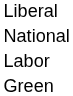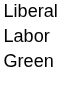- row: (37, 36)
